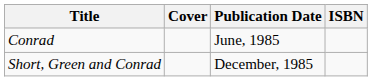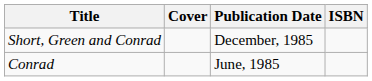rows swapped: (31, 40) <-> (85, 64)
